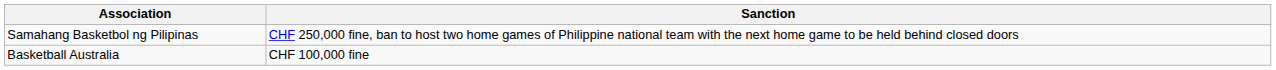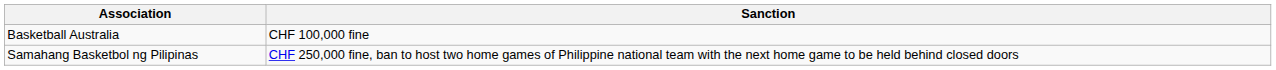rows swapped: (103, 34) <-> (63, 55)
